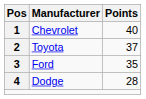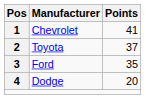(132, 30) 40 -> (132, 30) 41
(132, 81) 28 -> (132, 81) 20
